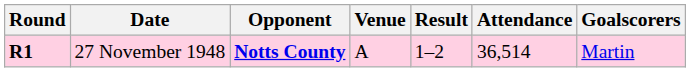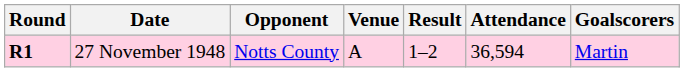(290, 50) bold -> (287, 50) normal
(504, 50) 36,514 -> (497, 50) 36,594
